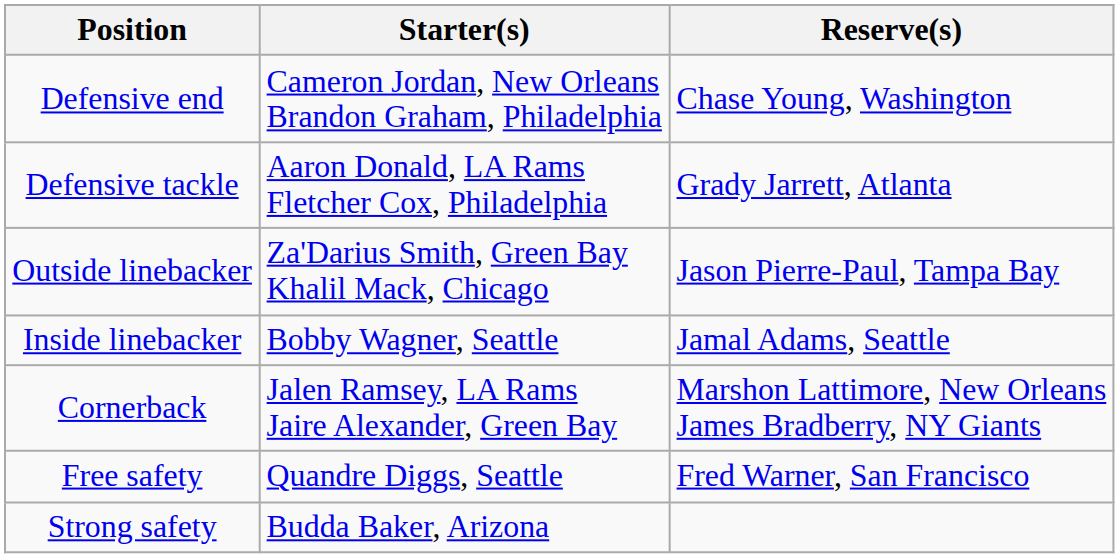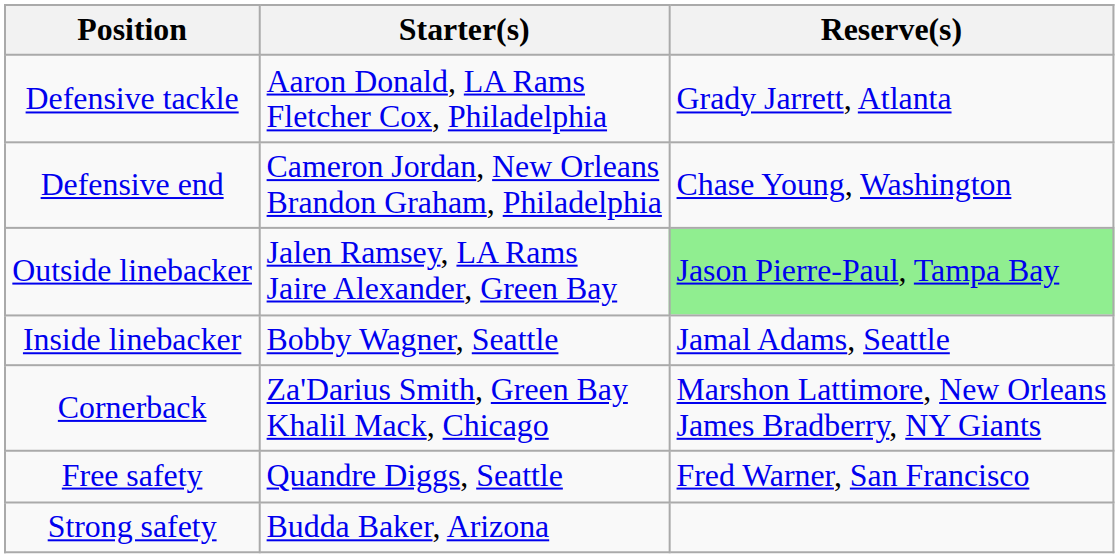rows swapped: (132, 98) <-> (132, 184)
(447, 270) Za'Darius Smith, Green Bay Khalil Mack, Chicago -> (442, 270) Jalen Ramsey, LA Rams Jaire Alexander, Green Bay
(868, 270) no background -> (868, 270) lightgreen background
(442, 407) Jalen Ramsey, LA Rams Jaire Alexander, Green Bay -> (447, 407) Za'Darius Smith, Green Bay Khalil Mack, Chicago
